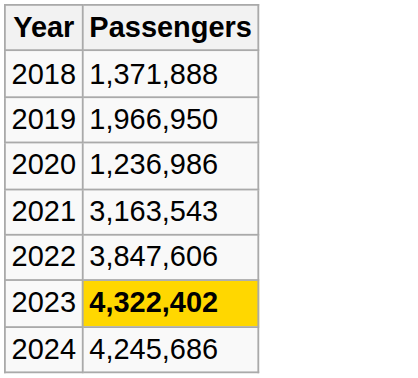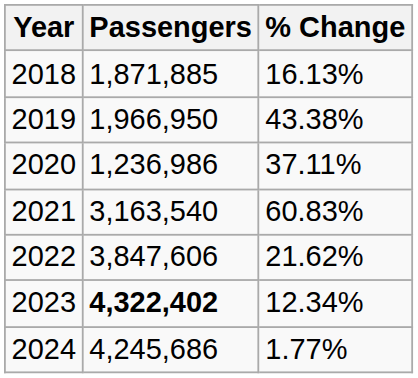+ column: (335, 27)
(154, 73) 1,371,888 -> (154, 73) 1,871,885
(154, 211) 3,163,543 -> (154, 211) 3,163,540
(154, 303) gold background -> (154, 303) no background
